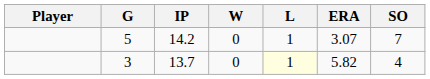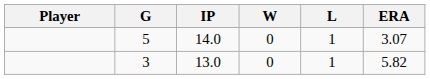- column: (398, 16)
(182, 39) 14.2 -> (208, 39) 14.0
(182, 62) 13.7 -> (208, 62) 13.0
(290, 62) lightyellow background -> (332, 62) no background
